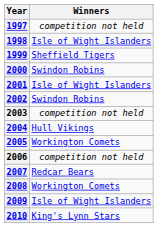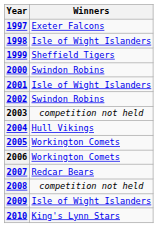(91, 26) competition not held -> (68, 26) Exeter Falcons
(91, 157) competition not held -> (76, 157) Workington Comets
(76, 186) Workington Comets -> (91, 186) competition not held
